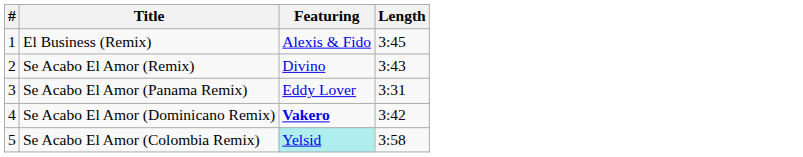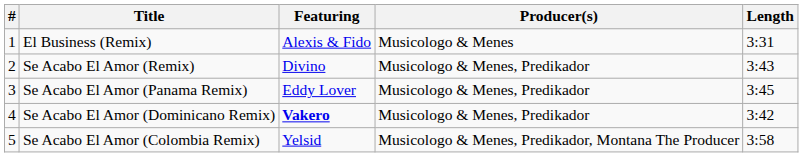+ column: (559, 16)
(392, 41) 3:45 -> (760, 41) 3:31
(392, 90) 3:31 -> (760, 90) 3:45
(302, 139) paleturquoise background -> (302, 139) no background
